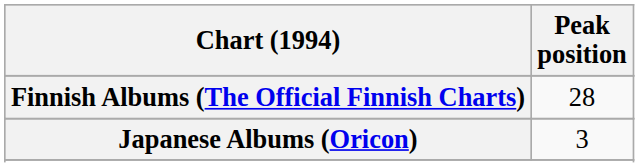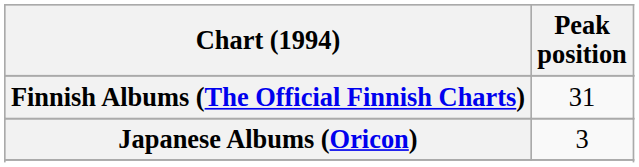(582, 97) 28 -> (582, 97) 31
